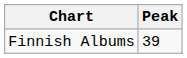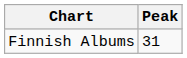(151, 41) 39 -> (151, 41) 31
